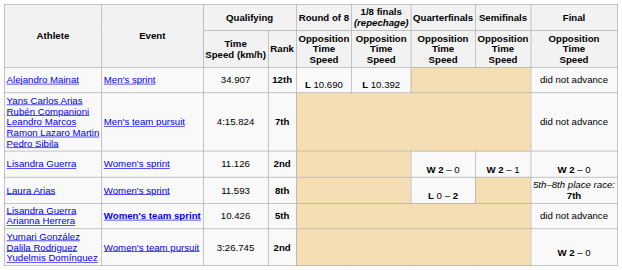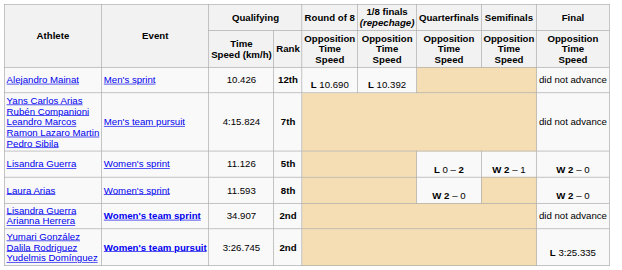(236, 80) 34.907 -> (241, 80) 10.426
(282, 164) 2nd -> (288, 164) 5th
(443, 170) W 2 – 0 -> (449, 170) L 0 – 2
(443, 196) L 0 – 2 -> (449, 196) W 2 – 0
(574, 190) 5th–8th place race: 7th -> (573, 196) W 2 – 0
(236, 216) 10.426 -> (241, 216) 34.907
(282, 216) 5th -> (288, 216) 2nd
(152, 248) normal -> (155, 248) bold
(574, 253) W 2 – 0 -> (573, 253) L 3:25.335
